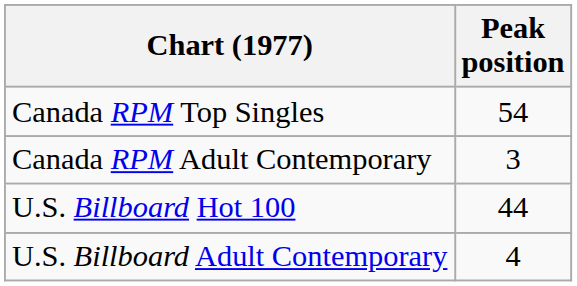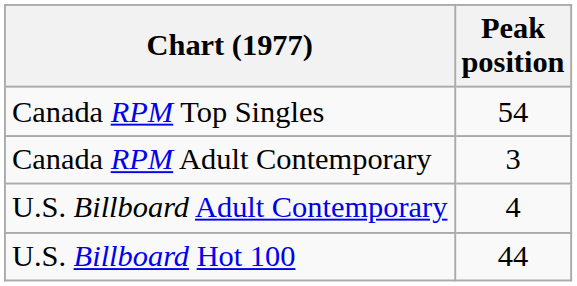rows swapped: (154, 207) <-> (230, 255)
